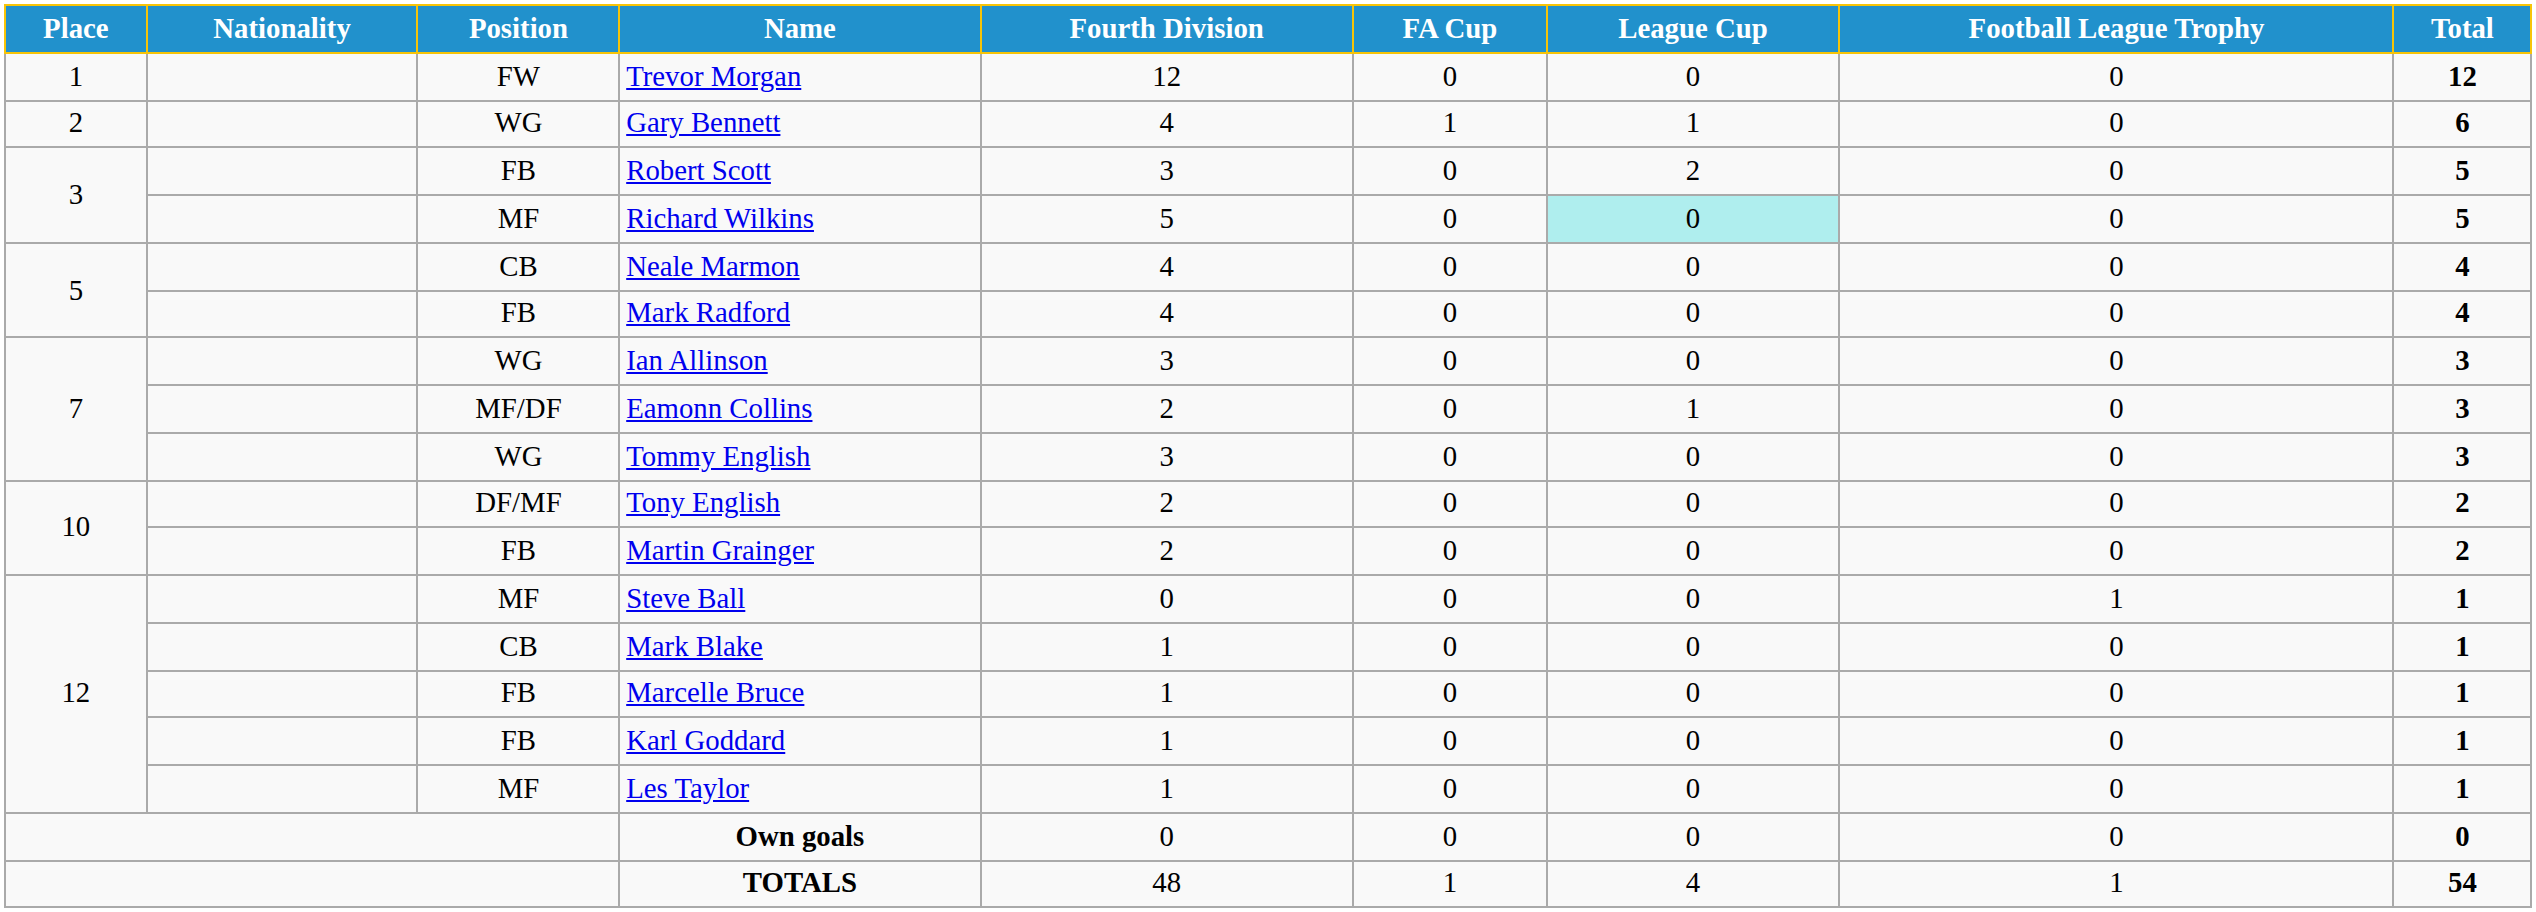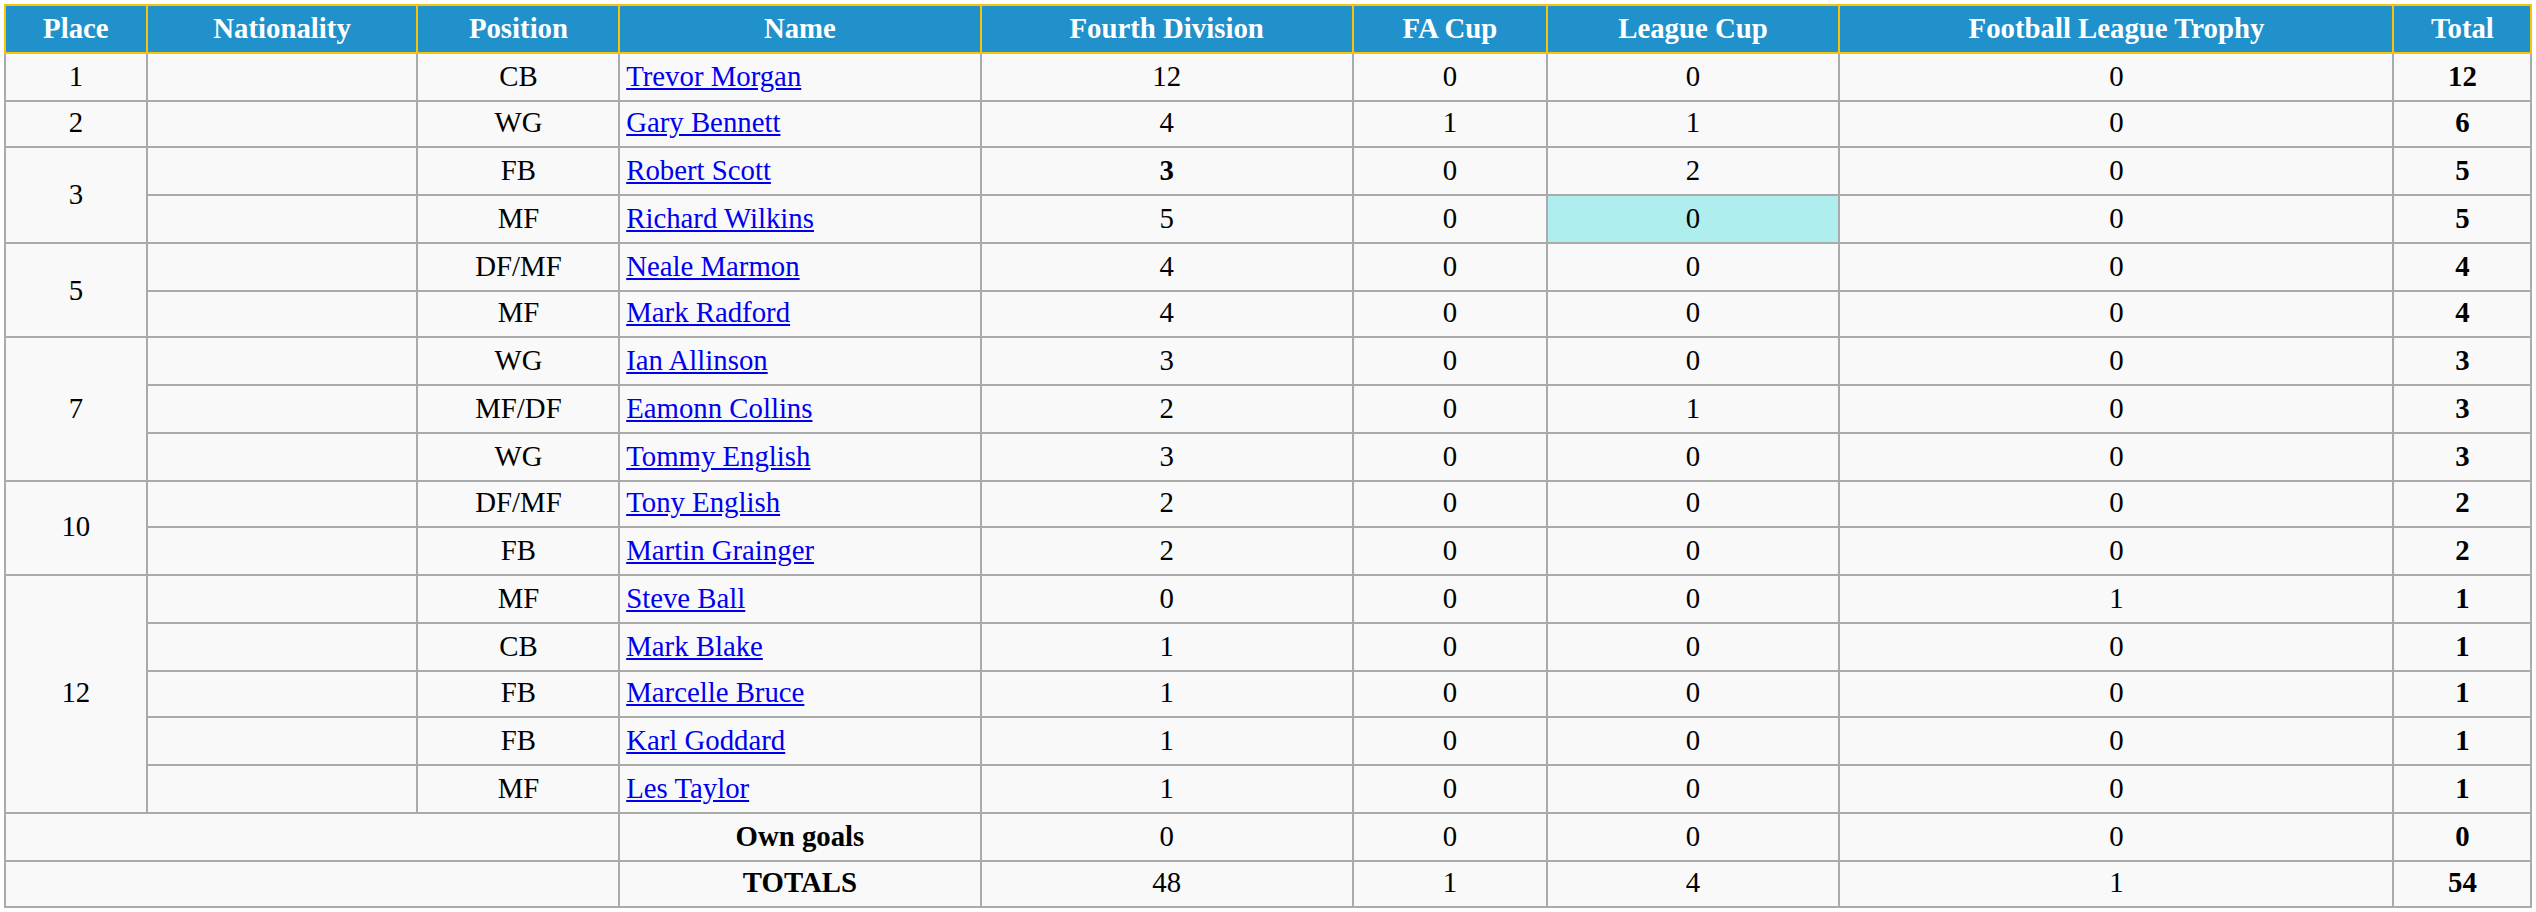(518, 76) FW -> (518, 76) CB
(1167, 171) normal -> (1167, 171) bold
(518, 266) CB -> (518, 266) DF/MF
(518, 313) FB -> (518, 313) MF
